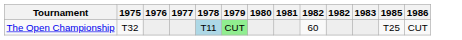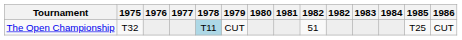+ column: (391, 12)
(235, 28) lightgreen background -> (235, 28) no background
(313, 28) 60 -> (313, 28) 51
